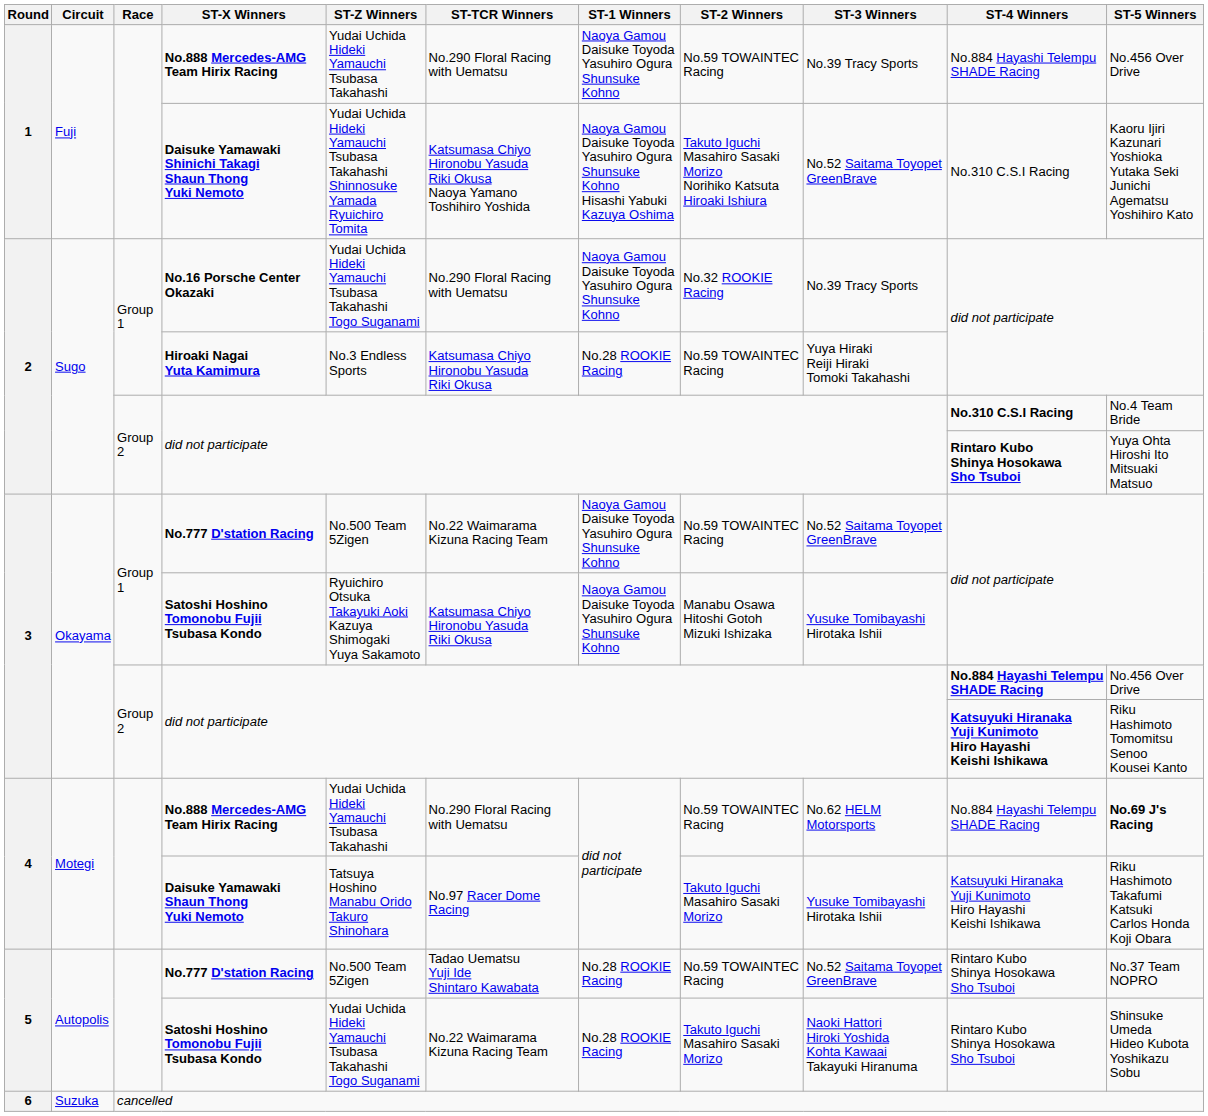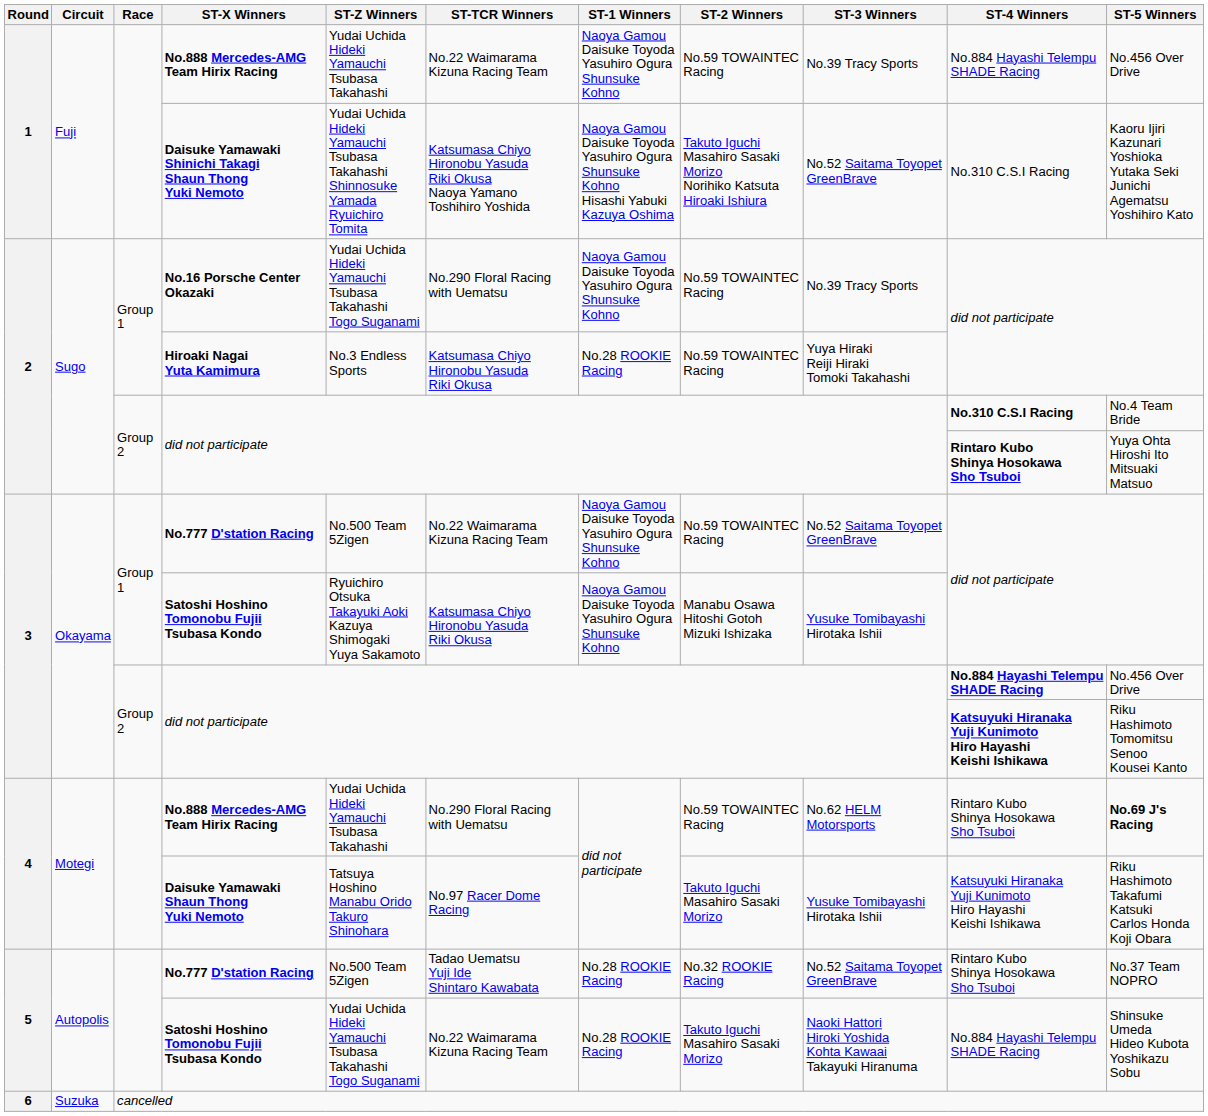(490, 64) No.290 Floral Racing with Uematsu -> (488, 64) No.22 Waimarama Kizuna Racing Team
(728, 285) No.32 ROOKIE Racing -> (741, 285) No.59 TOWAINTEC Racing
(1023, 817) No.884 Hayashi Telempu SHADE Racing -> (1003, 817) Rintaro Kubo Shinya Hosokawa Sho Tsuboi
(741, 973) No.59 TOWAINTEC Racing -> (728, 973) No.32 ROOKIE Racing
(1003, 1044) Rintaro Kubo Shinya Hosokawa Sho Tsuboi -> (1023, 1044) No.884 Hayashi Telempu SHADE Racing
